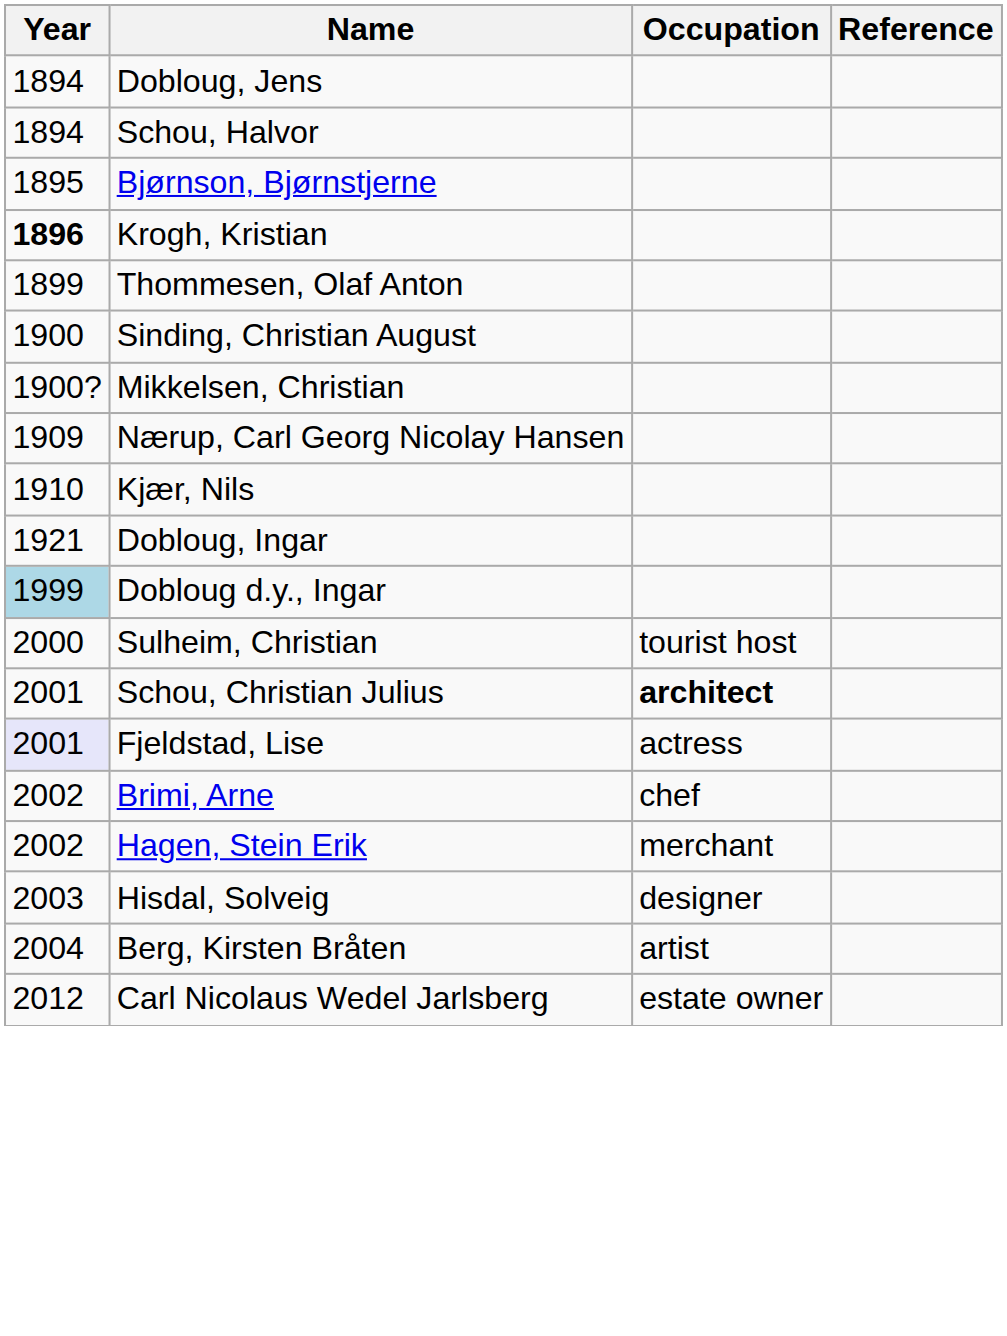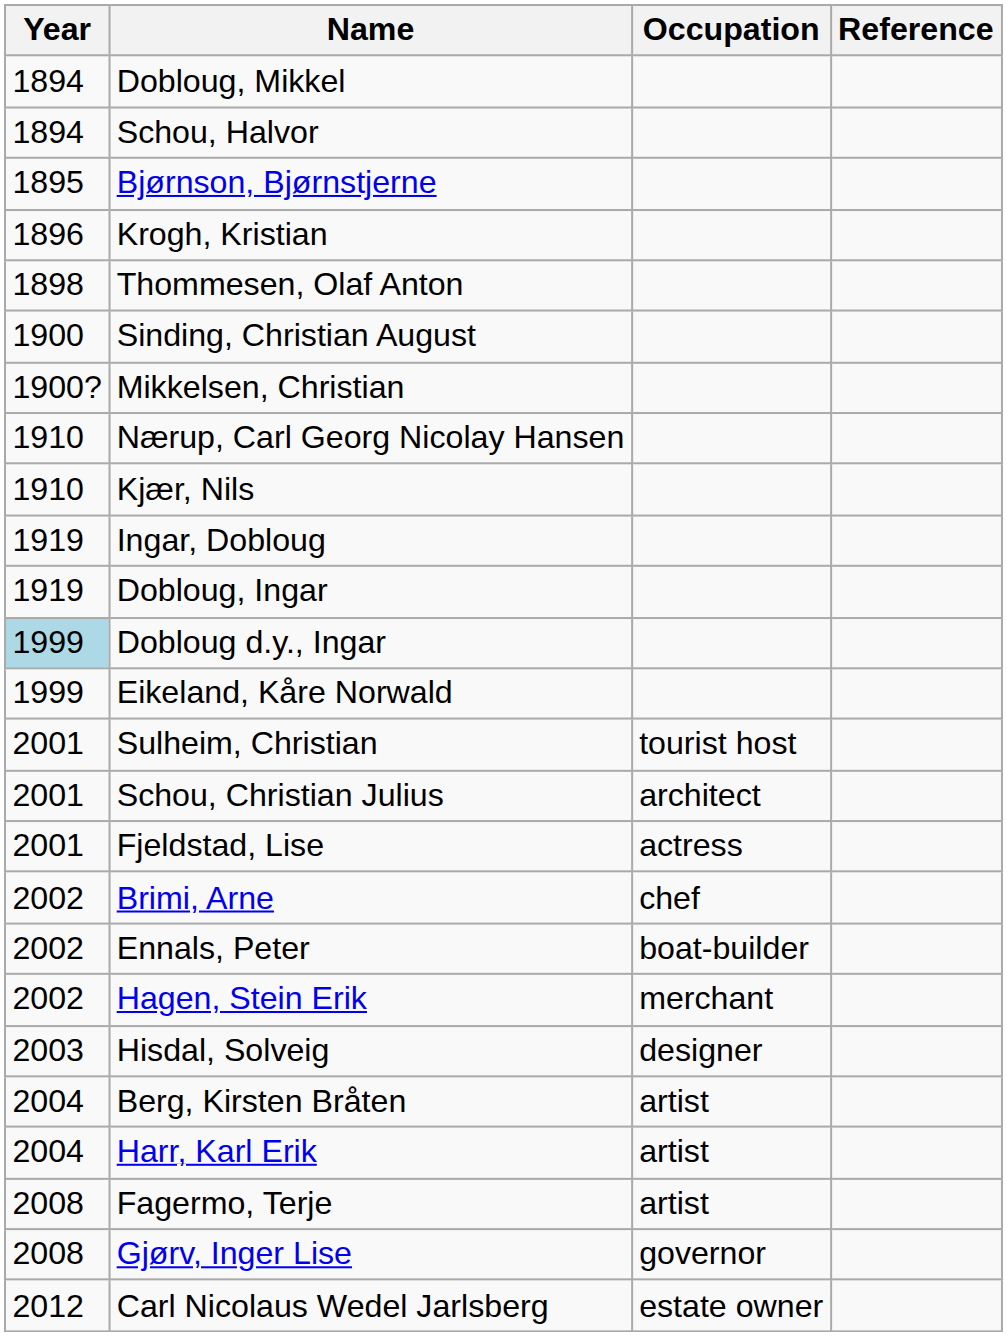- row: (219, 81)
+ row: (231, 81)
(48, 234) bold -> (48, 234) normal
(48, 285) 1899 -> (48, 285) 1898
(48, 438) 1909 -> (48, 438) 1910
+ row: (221, 540)
(48, 540) 1921 -> (48, 591) 1919
+ row: (285, 693)
(48, 642) 2000 -> (48, 744) 2001
(706, 693) bold -> (700, 795) normal
(48, 744) lavender background -> (48, 846) no background
+ row: (213, 948)
+ row: (217, 1152)
+ row: (225, 1203)
+ row: (234, 1254)
